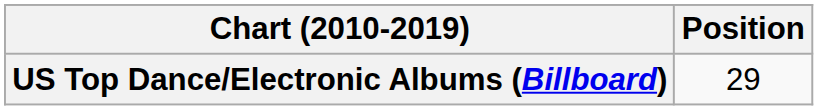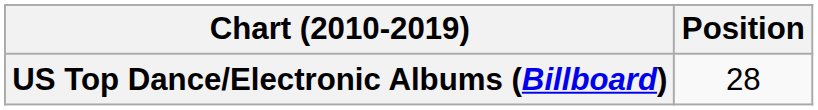(743, 78) 29 -> (743, 78) 28
